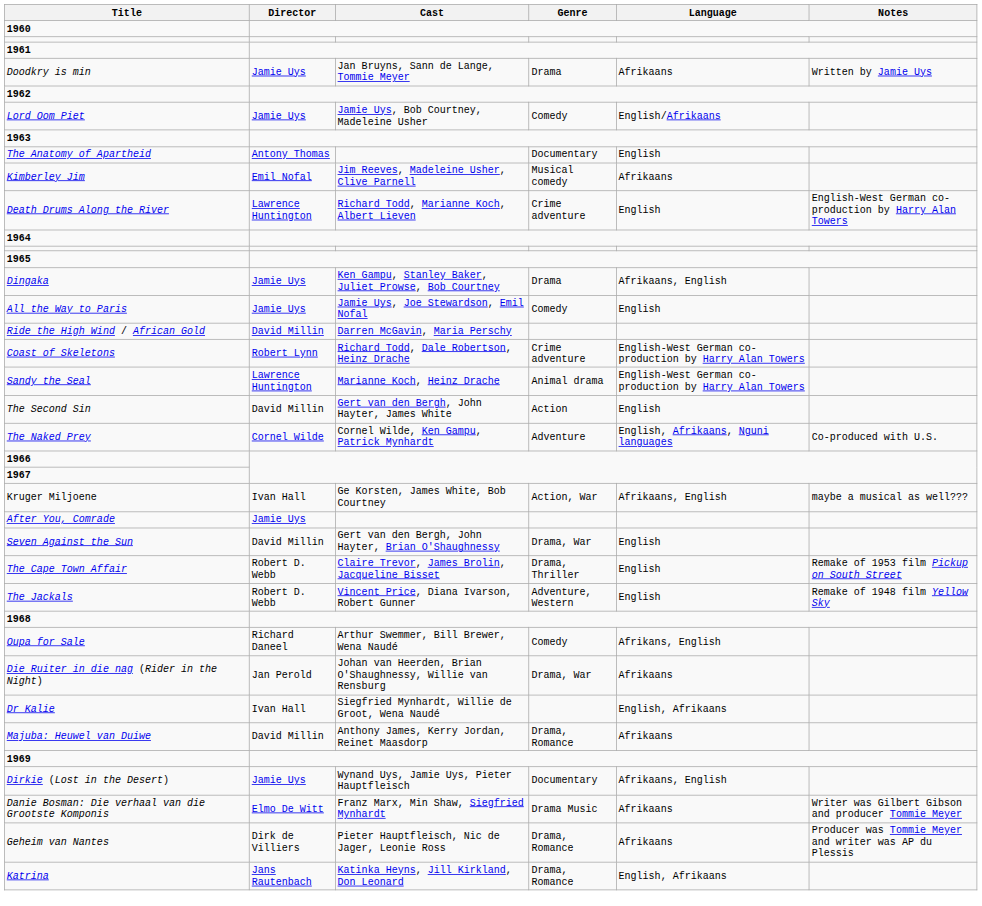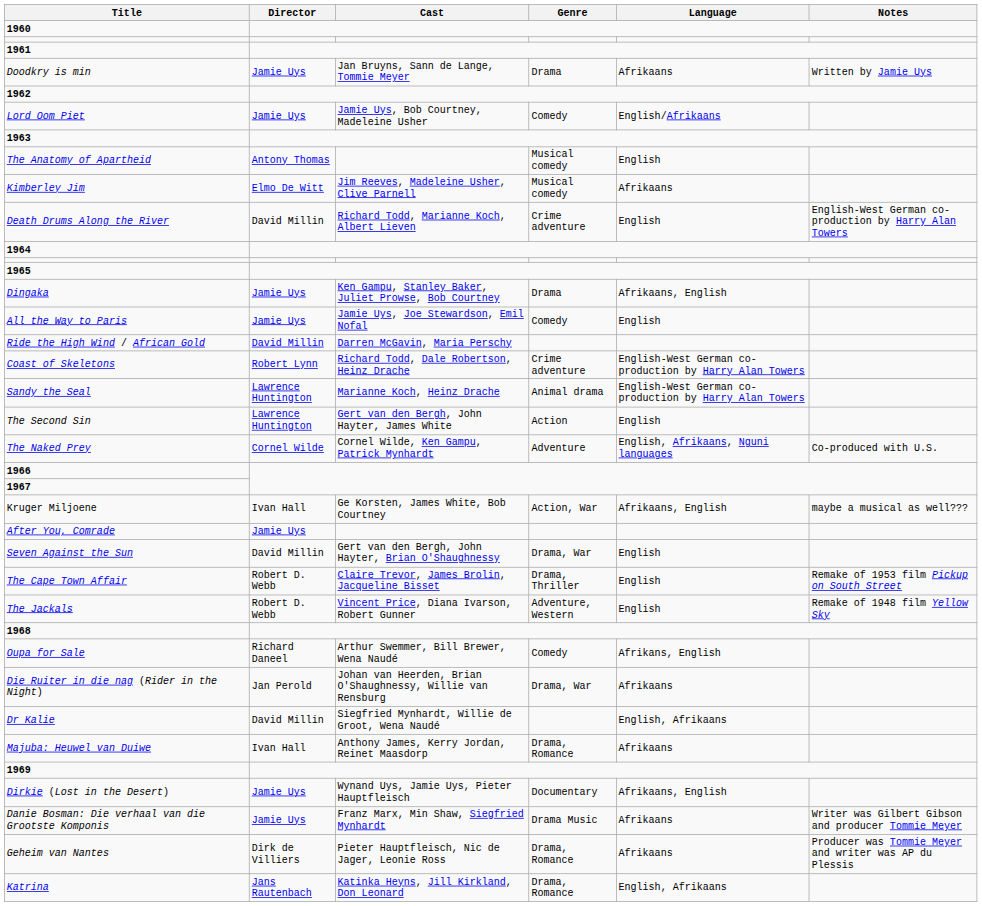(564, 155) Documentary -> (552, 160) Musical comedy
(282, 177) Emil Nofal -> (288, 188) Elmo De Witt
(282, 210) Lawrence Huntington -> (288, 222) David Millin
(288, 409) David Millin -> (282, 421) Lawrence Huntington
(279, 709) Ivan Hall -> (288, 720) David Millin
(288, 737) David Millin -> (279, 748) Ivan Hall
(288, 809) Elmo De Witt -> (279, 820) Jamie Uys
